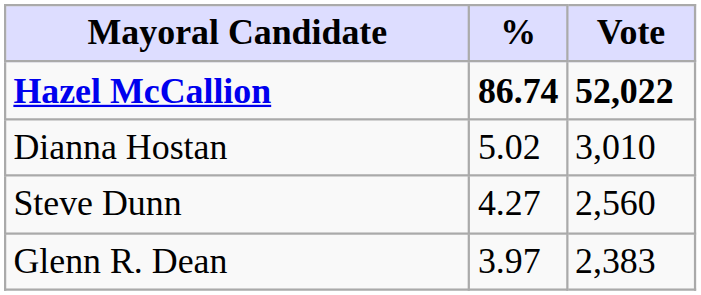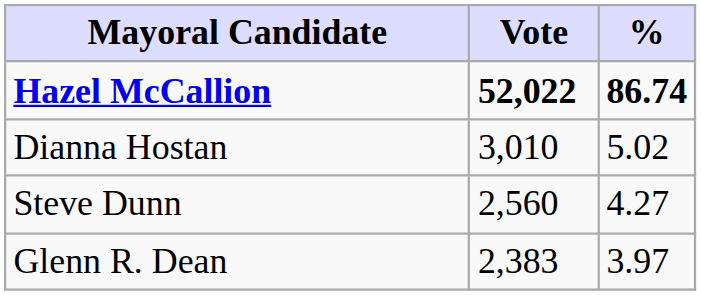columns swapped: (631, 32) <-> (518, 32)
